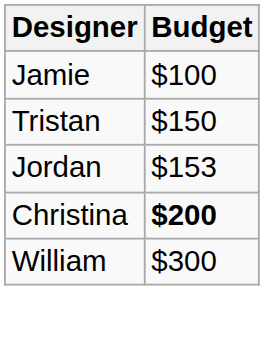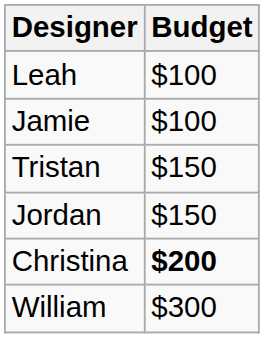+ row: (44, 74)
(184, 167) $153 -> (184, 214) $150
